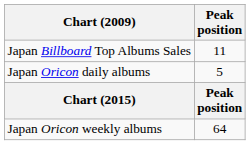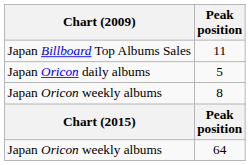+ row: (220, 93)
